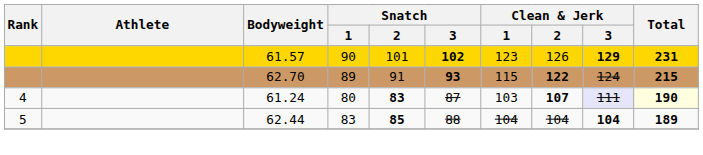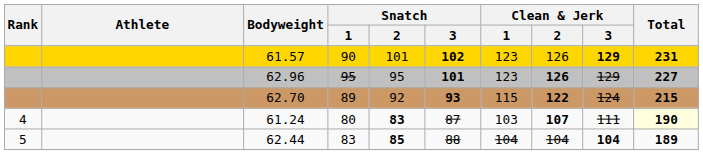+ row: (286, 77)
(397, 77) 91 -> (397, 98) 92
(608, 98) lavender background -> (608, 119) no background
